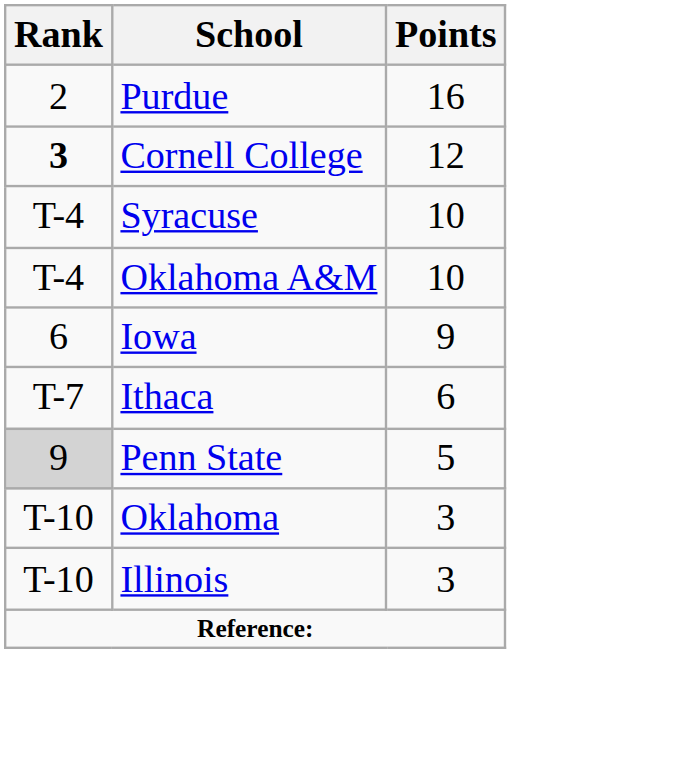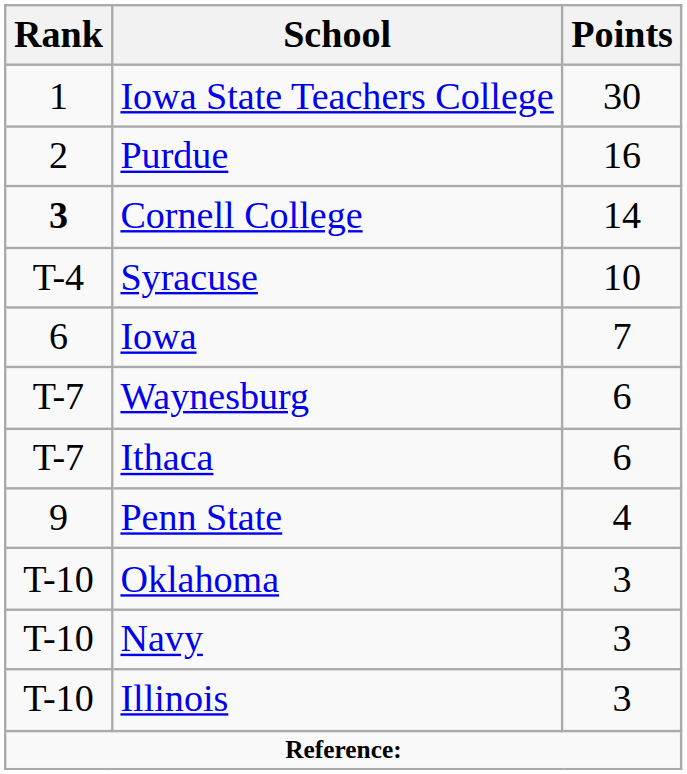+ row: (337, 95)
(446, 155) 12 -> (622, 215) 14
- row: (249, 276)
(446, 336) 9 -> (622, 336) 7
+ row: (215, 397)
(58, 457) lightgrey background -> (58, 517) no background
(446, 457) 5 -> (622, 517) 4
+ row: (162, 638)
